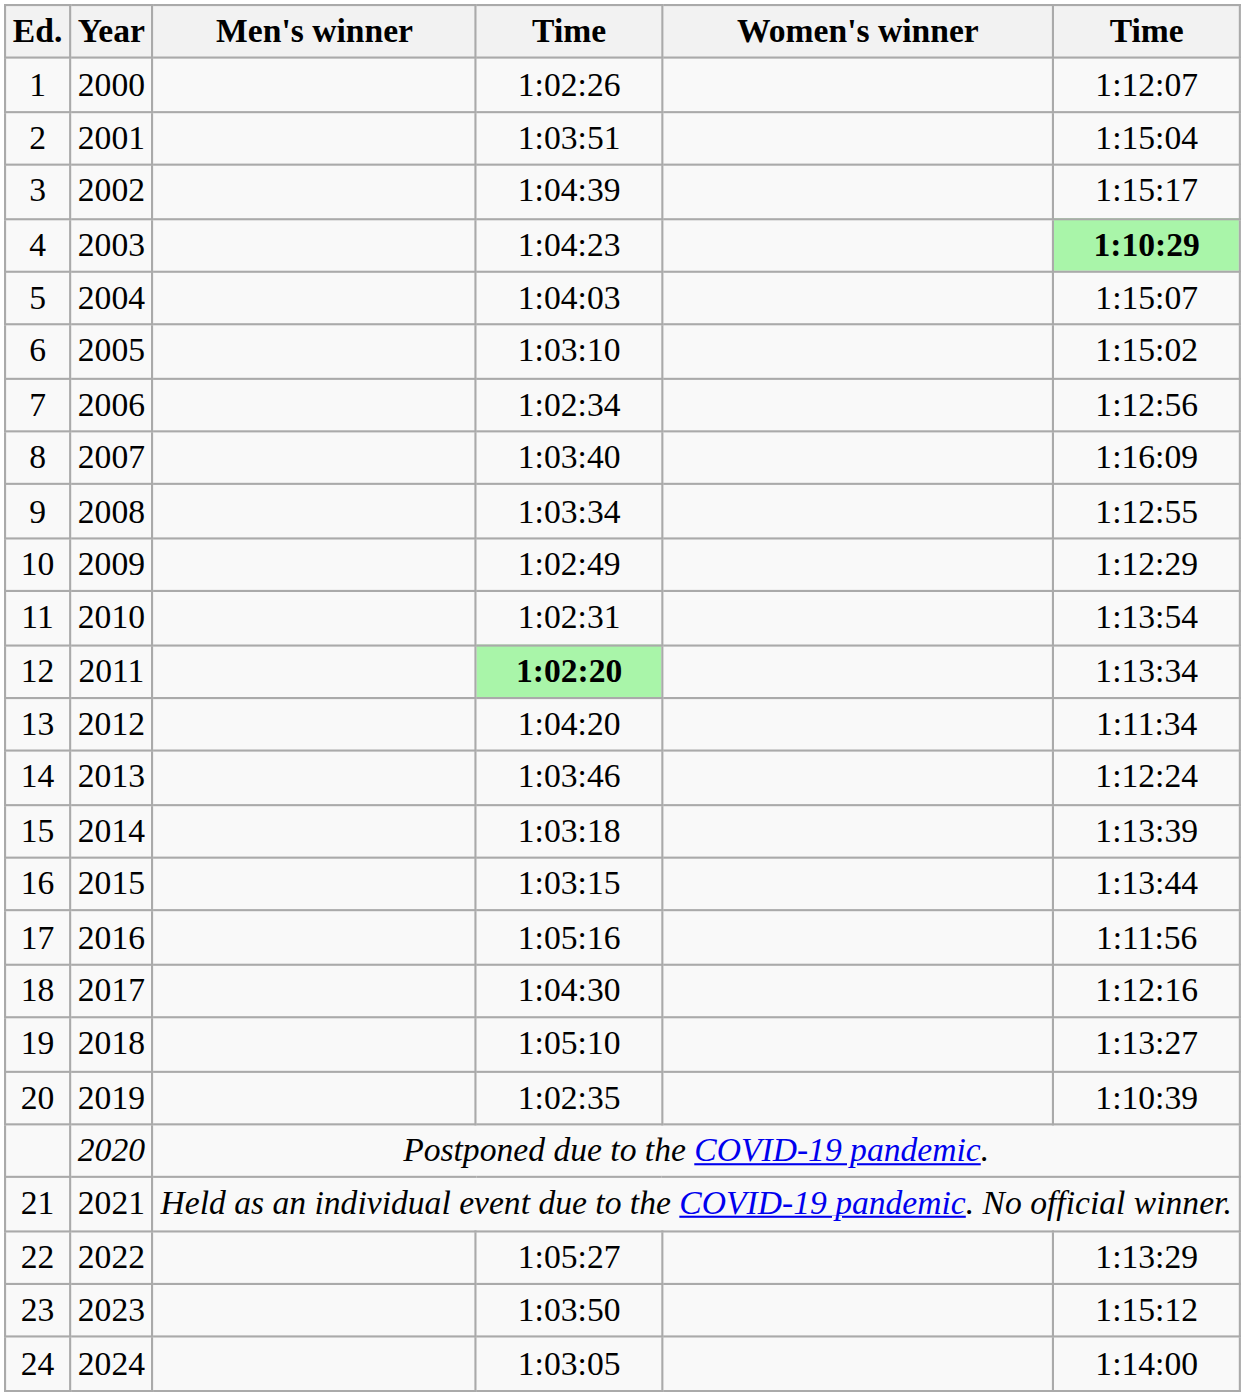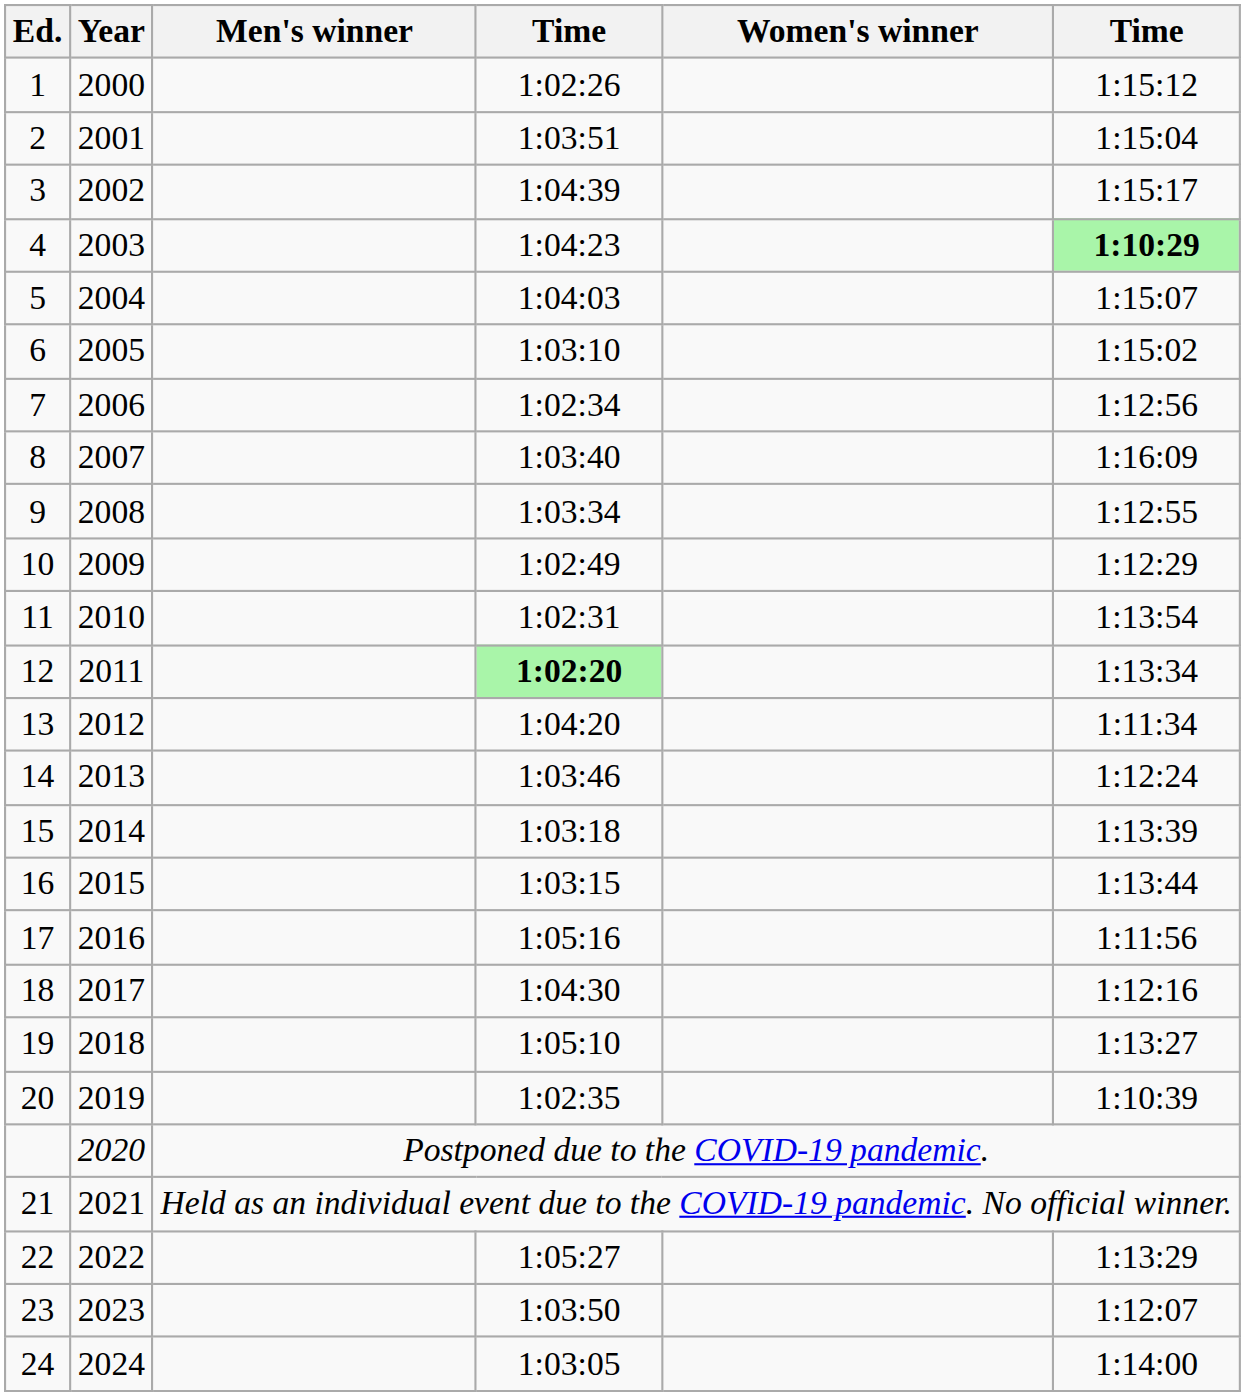(1147, 84) 1:12:07 -> (1147, 84) 1:15:12
(1147, 1310) 1:15:12 -> (1147, 1310) 1:12:07
